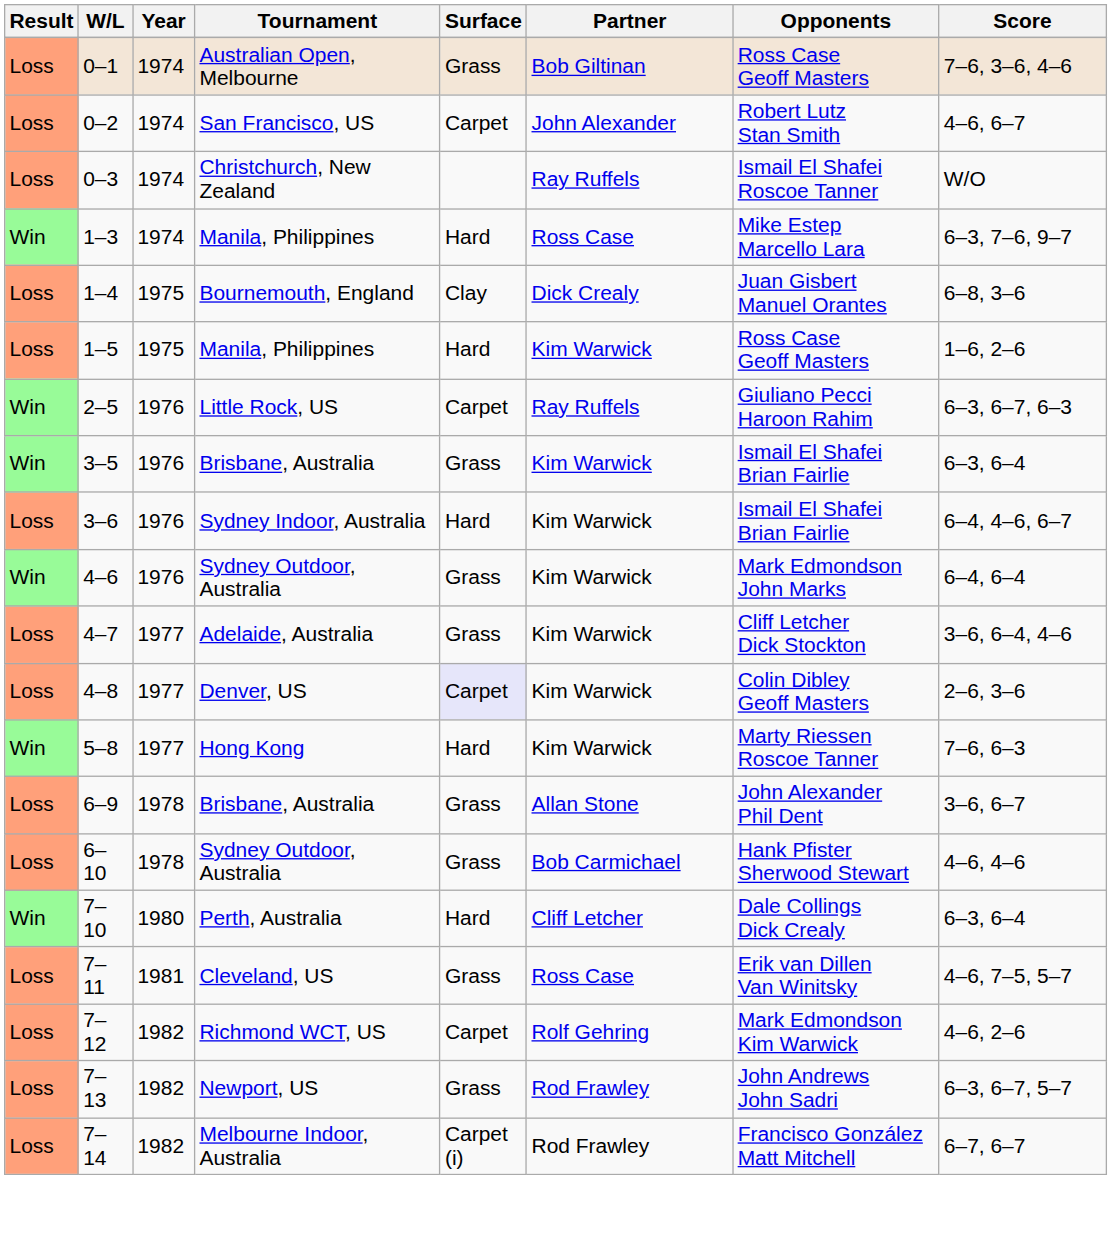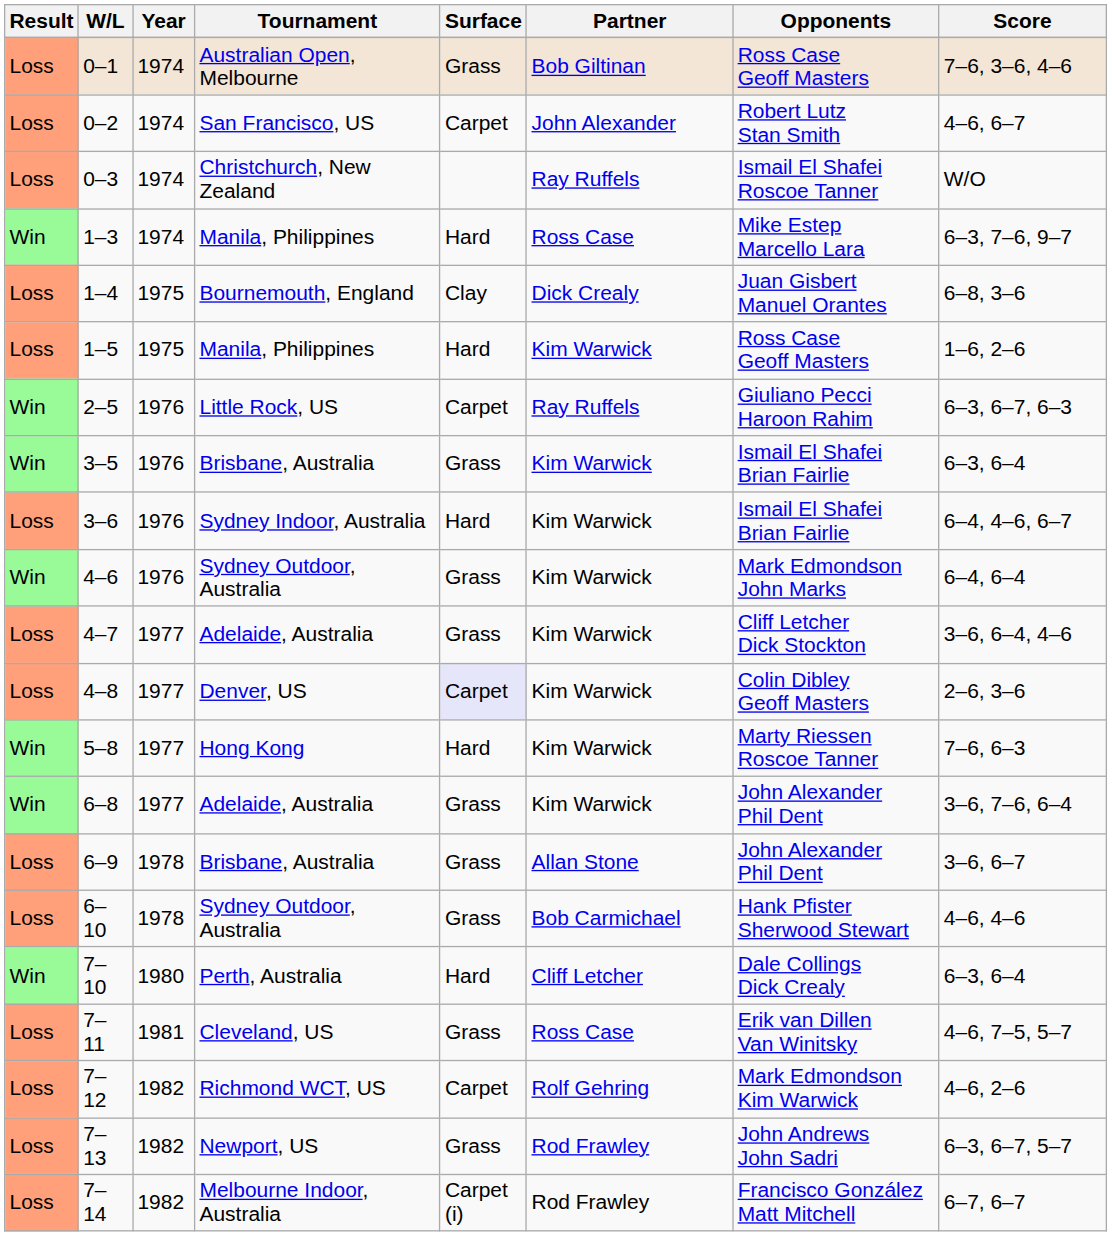+ row: (101, 804)
